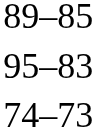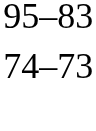- row: (48, 16)
